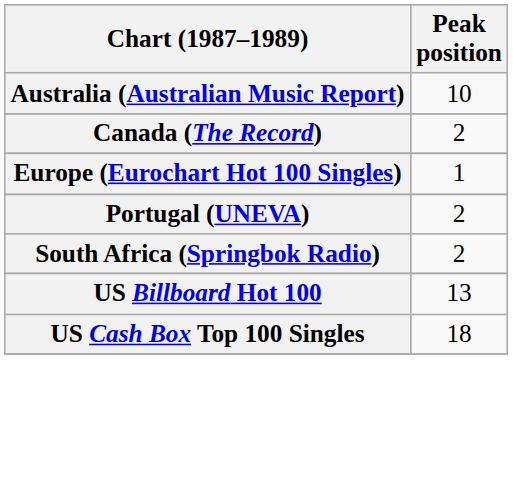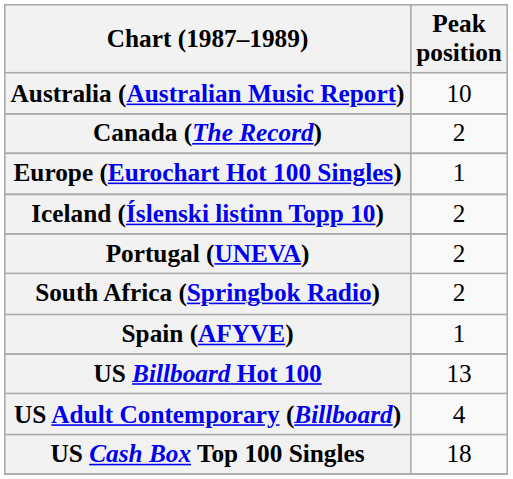+ row: (208, 213)
+ row: (208, 333)
+ row: (208, 413)
